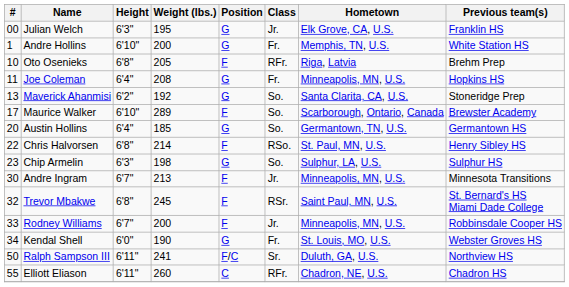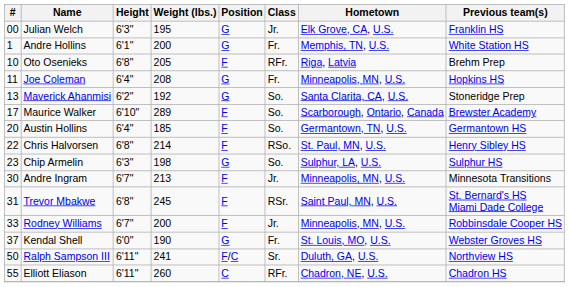(128, 46) 6'10" -> (125, 46) 6'1"
(225, 129) G -> (225, 129) F
(13, 202) 32 -> (13, 202) 31
(13, 241) 34 -> (13, 241) 37
